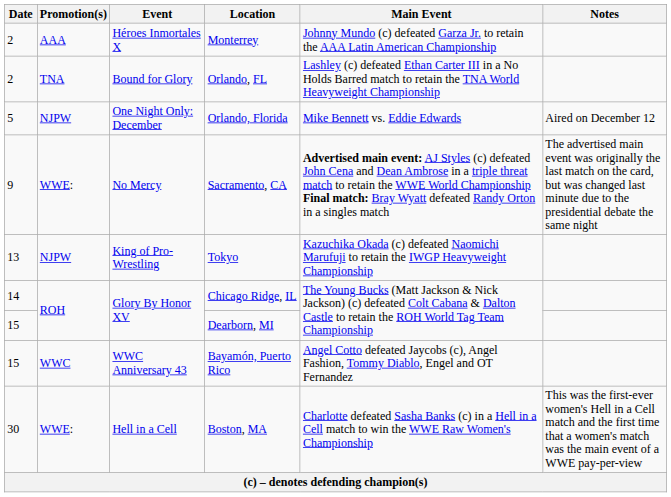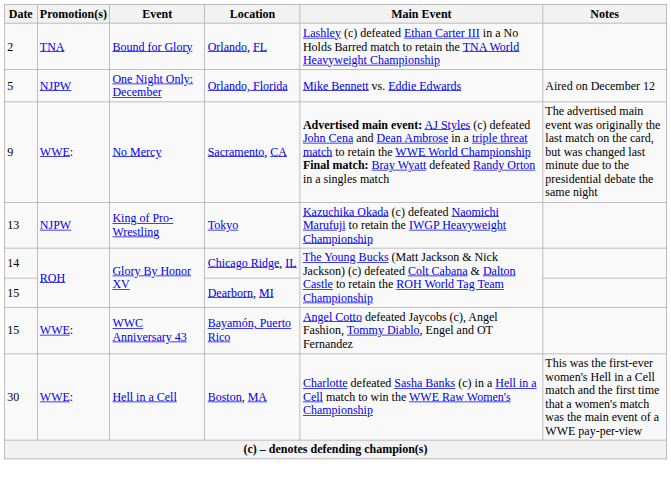- row: (233, 39)
(55, 363) WWC -> (56, 330) WWE:
